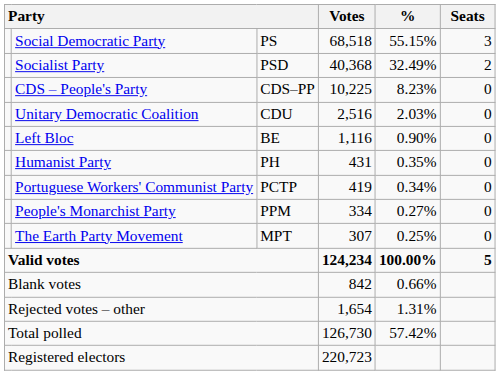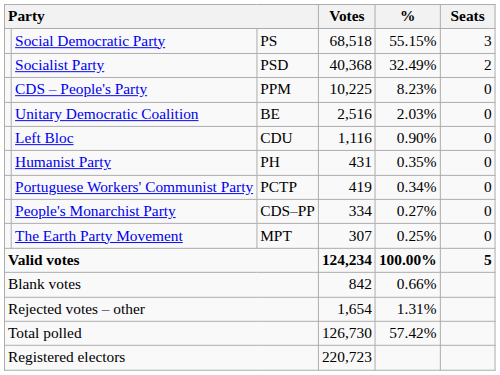(288, 89) CDS–PP -> (276, 89) PPM
(276, 114) CDU -> (270, 114) BE
(270, 138) BE -> (276, 138) CDU
(276, 211) PPM -> (288, 211) CDS–PP
